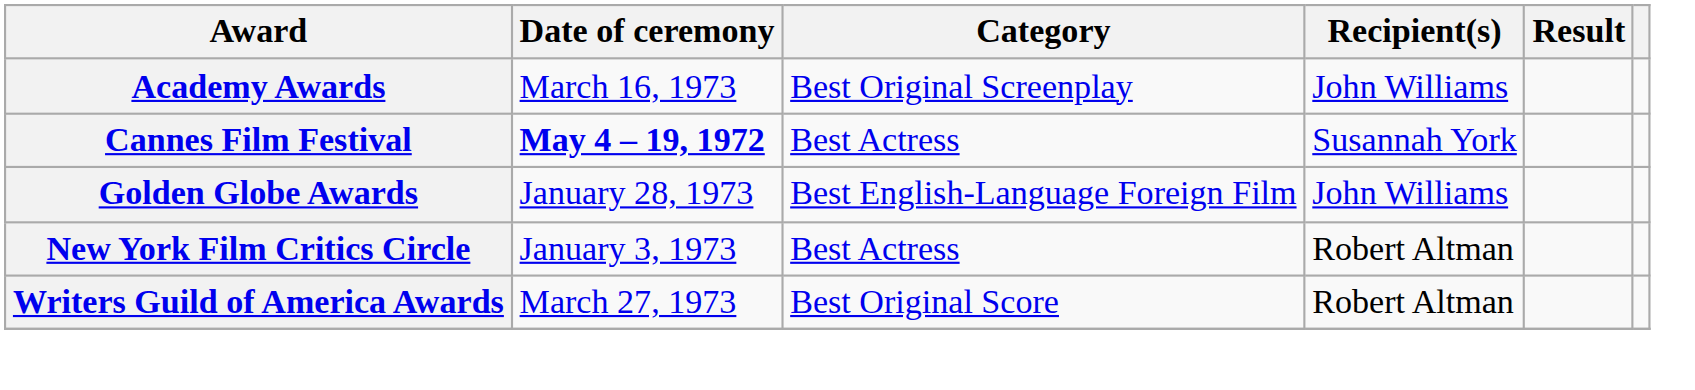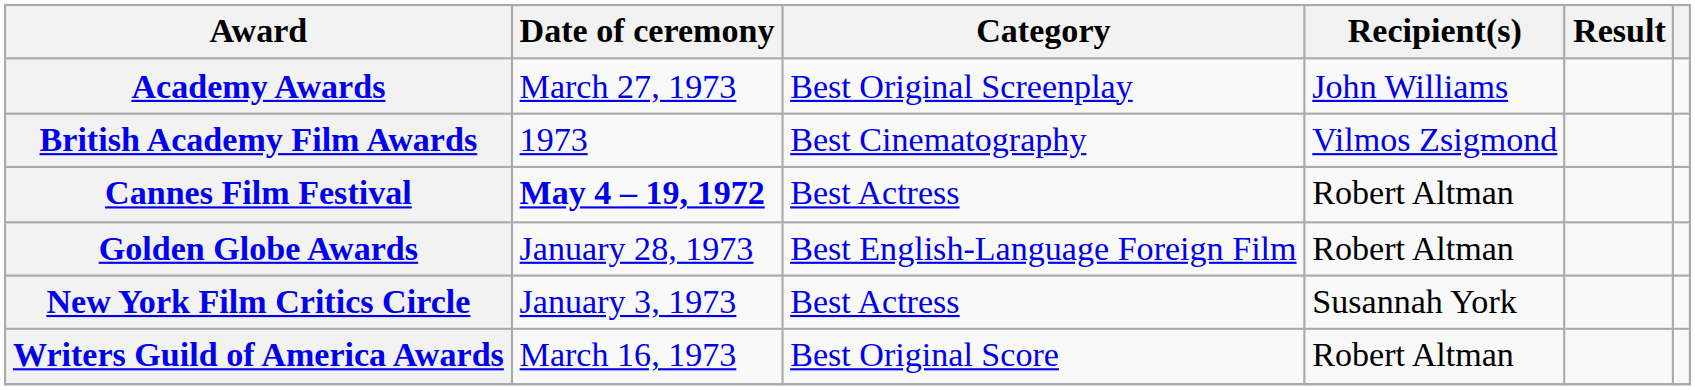(628, 85) March 16, 1973 -> (628, 85) March 27, 1973
+ row: (258, 139)
(1415, 139) Susannah York -> (1413, 193) Robert Altman
(1410, 193) John Williams -> (1413, 247) Robert Altman
(1413, 247) Robert Altman -> (1415, 301) Susannah York
(628, 301) March 27, 1973 -> (628, 355) March 16, 1973
